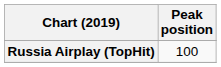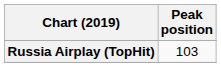(187, 51) 100 -> (187, 51) 103
